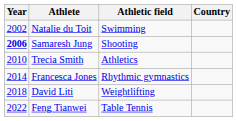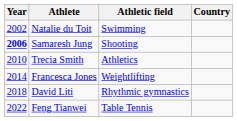(145, 76) Rhythmic gymnastics -> (128, 76) Weightlifting
(128, 92) Weightlifting -> (145, 92) Rhythmic gymnastics
